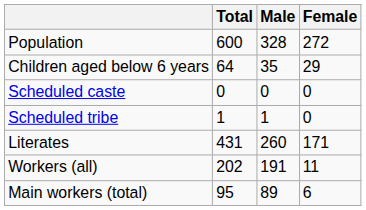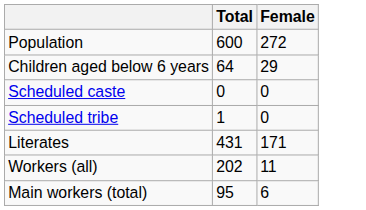- column: (278, 17)
